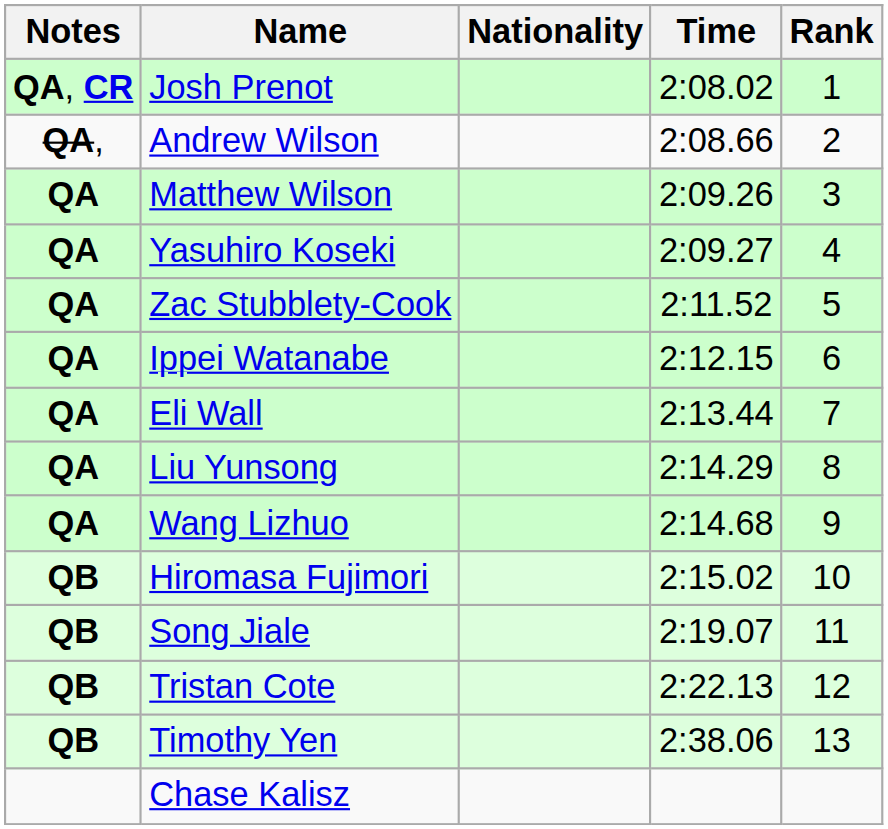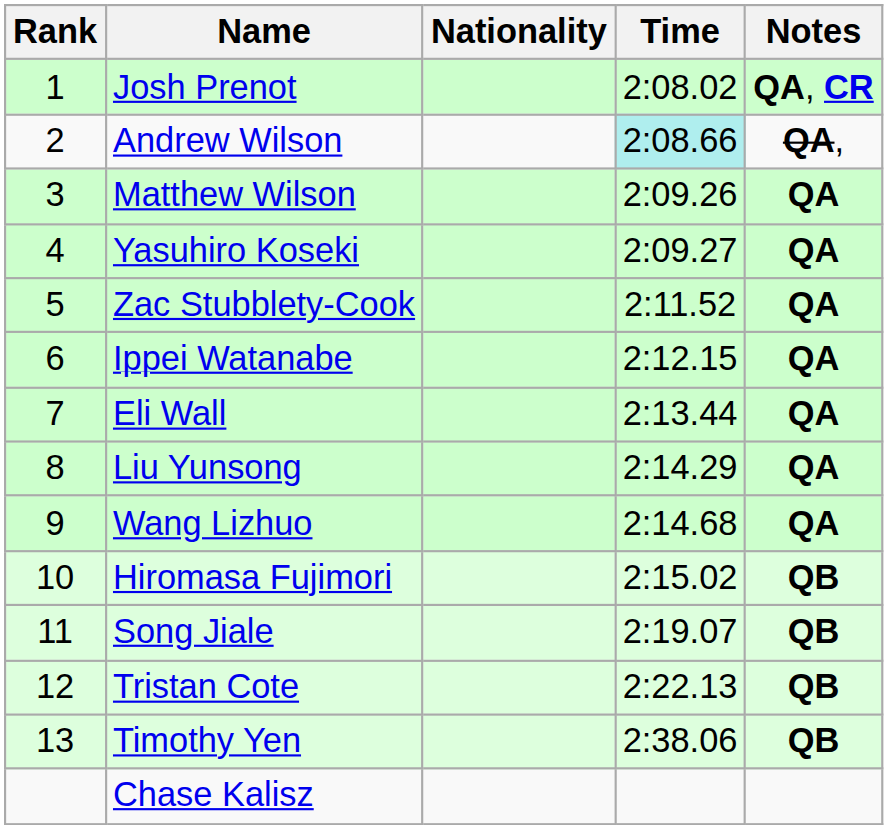columns swapped: (832, 31) <-> (73, 31)
(716, 140) no background -> (680, 140) paleturquoise background
